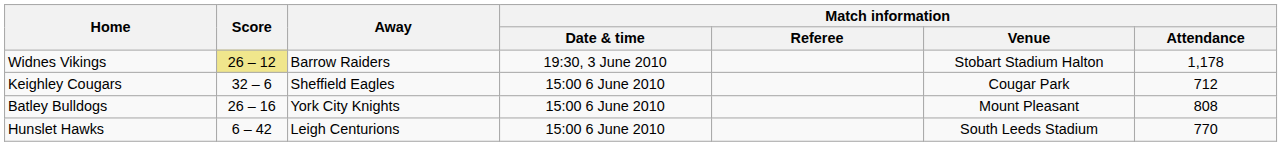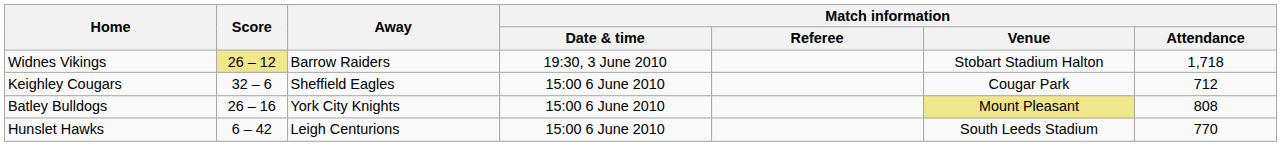(1206, 61) 1,178 -> (1206, 61) 1,718
(1029, 106) no background -> (1029, 106) khaki background
